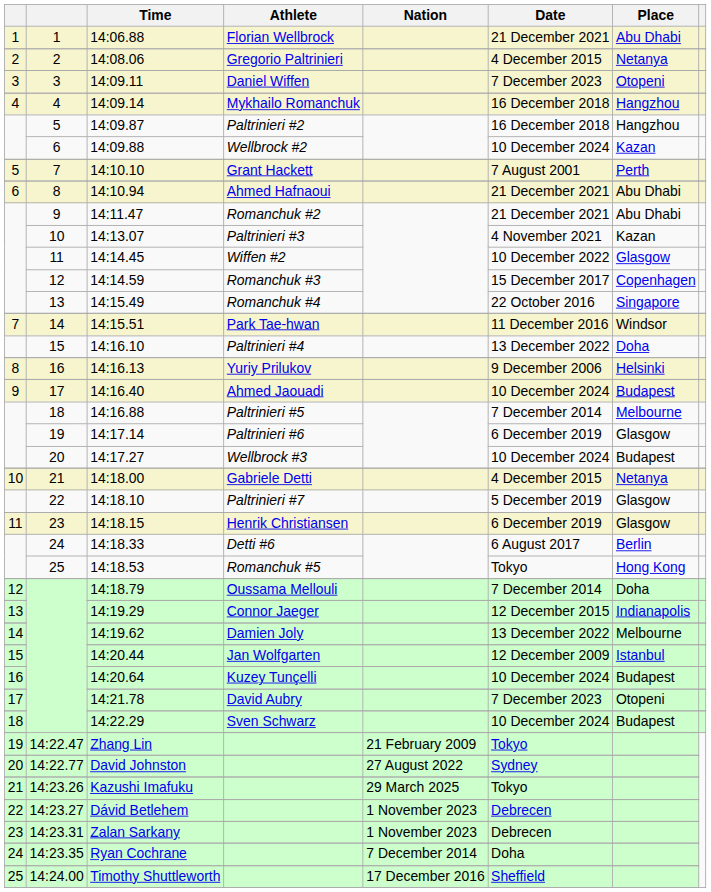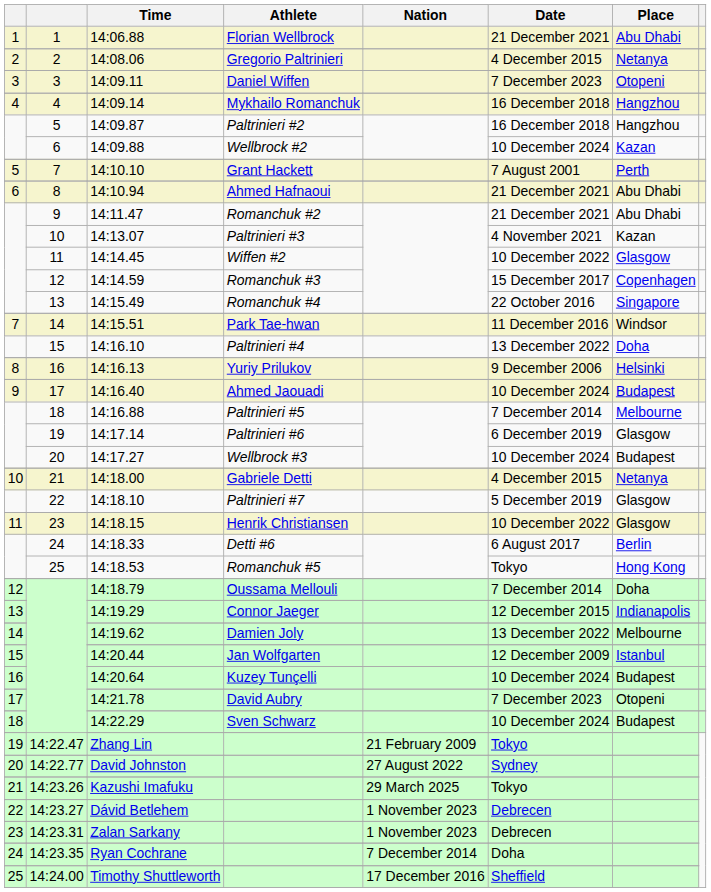(546, 523) 6 December 2019 -> (550, 523) 10 December 2022
